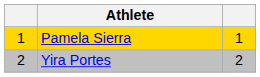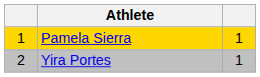(239, 60) 2 -> (239, 60) 1
